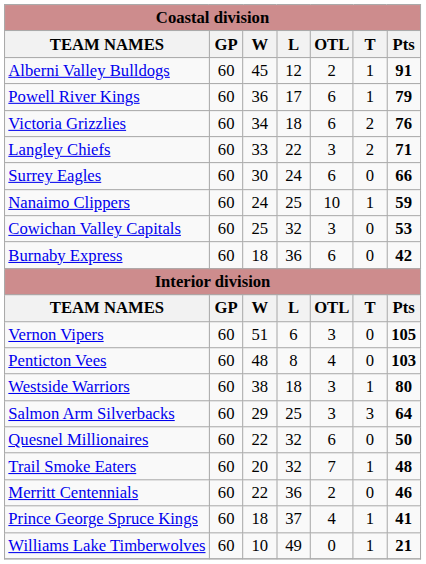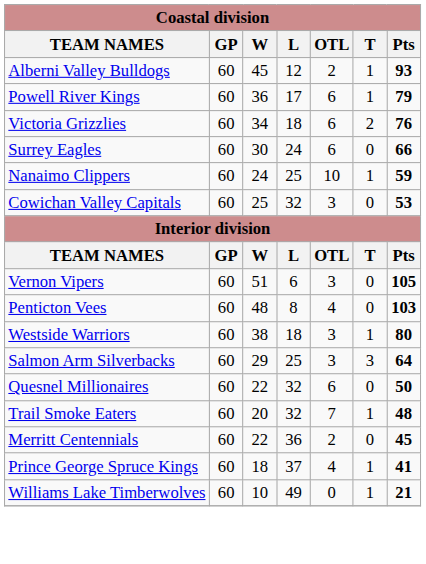(404, 70) 91 -> (404, 70) 93
- row: (59, 149)
- row: (65, 255)
(404, 492) 46 -> (404, 439) 45
